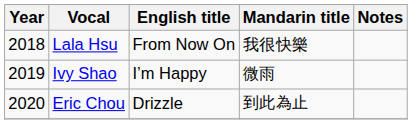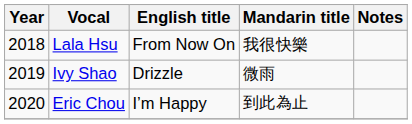(170, 74) I’m Happy -> (158, 74) Drizzle
(158, 103) Drizzle -> (170, 103) I’m Happy
